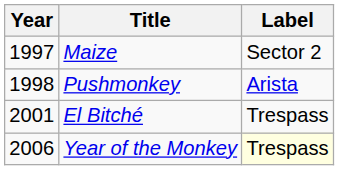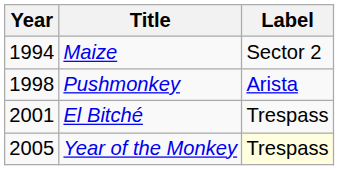(32, 52) 1997 -> (32, 52) 1994
(32, 148) 2006 -> (32, 148) 2005
